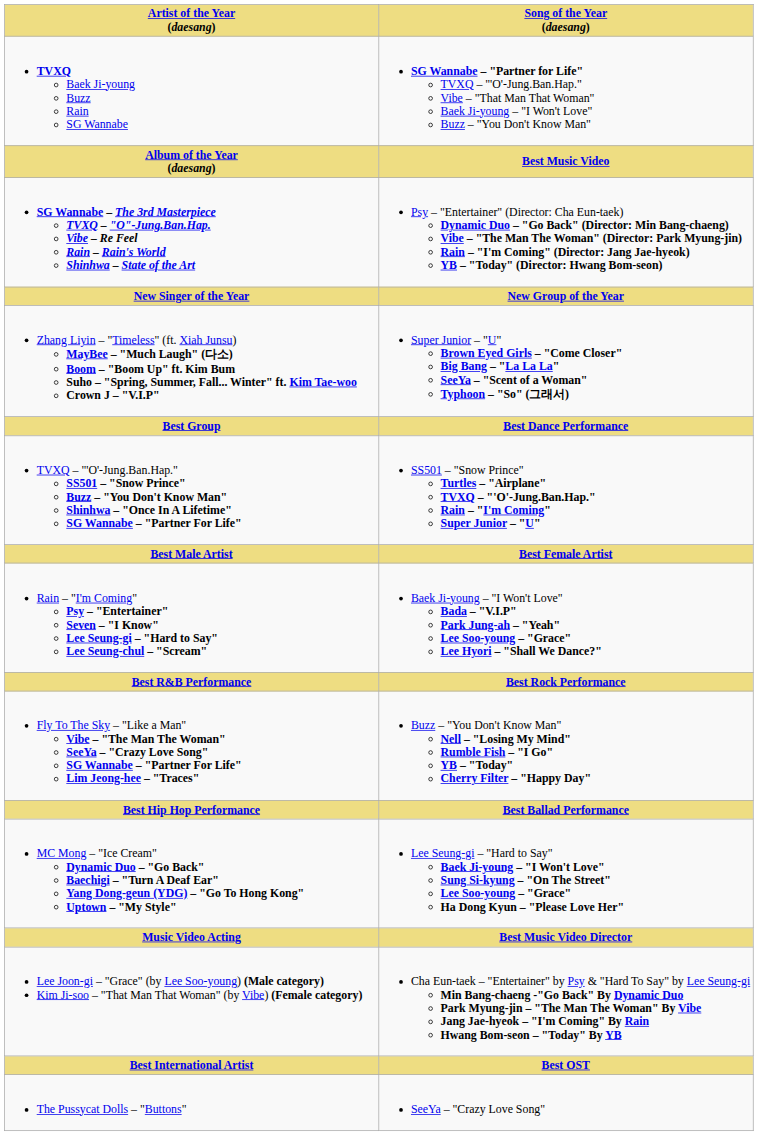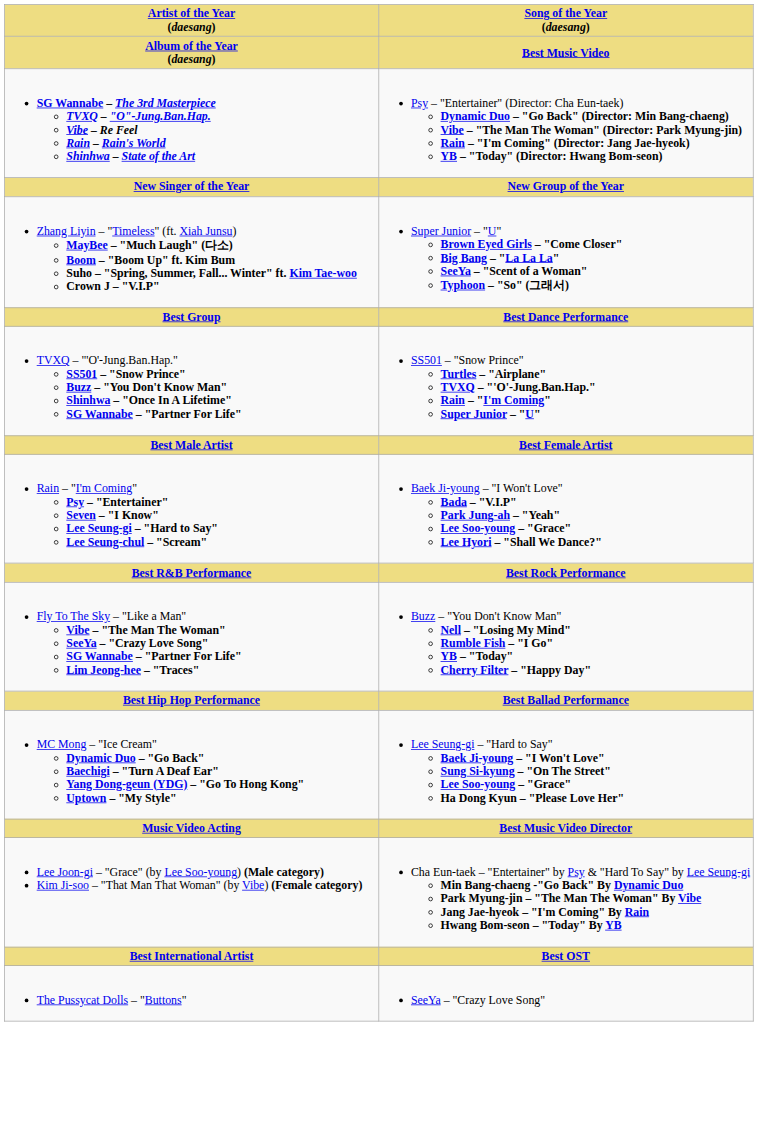- row: (192, 98)
